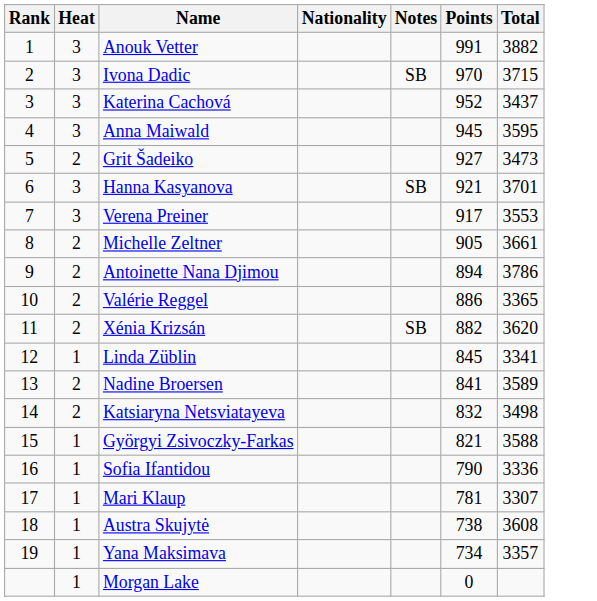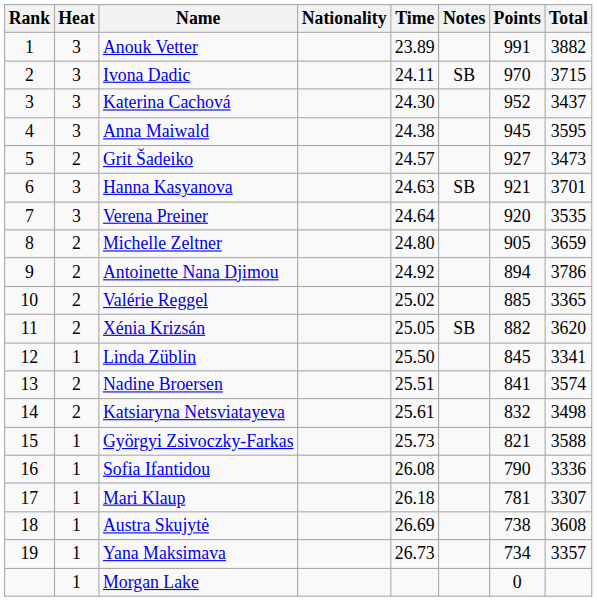+ column: (415, 18)
(469, 215) 917 -> (517, 215) 920
(520, 215) 3553 -> (568, 215) 3535
(520, 243) 3661 -> (568, 243) 3659
(469, 300) 886 -> (517, 300) 885
(520, 384) 3589 -> (568, 384) 3574
